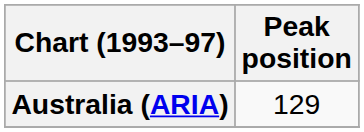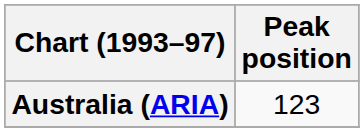(297, 103) 129 -> (297, 103) 123
